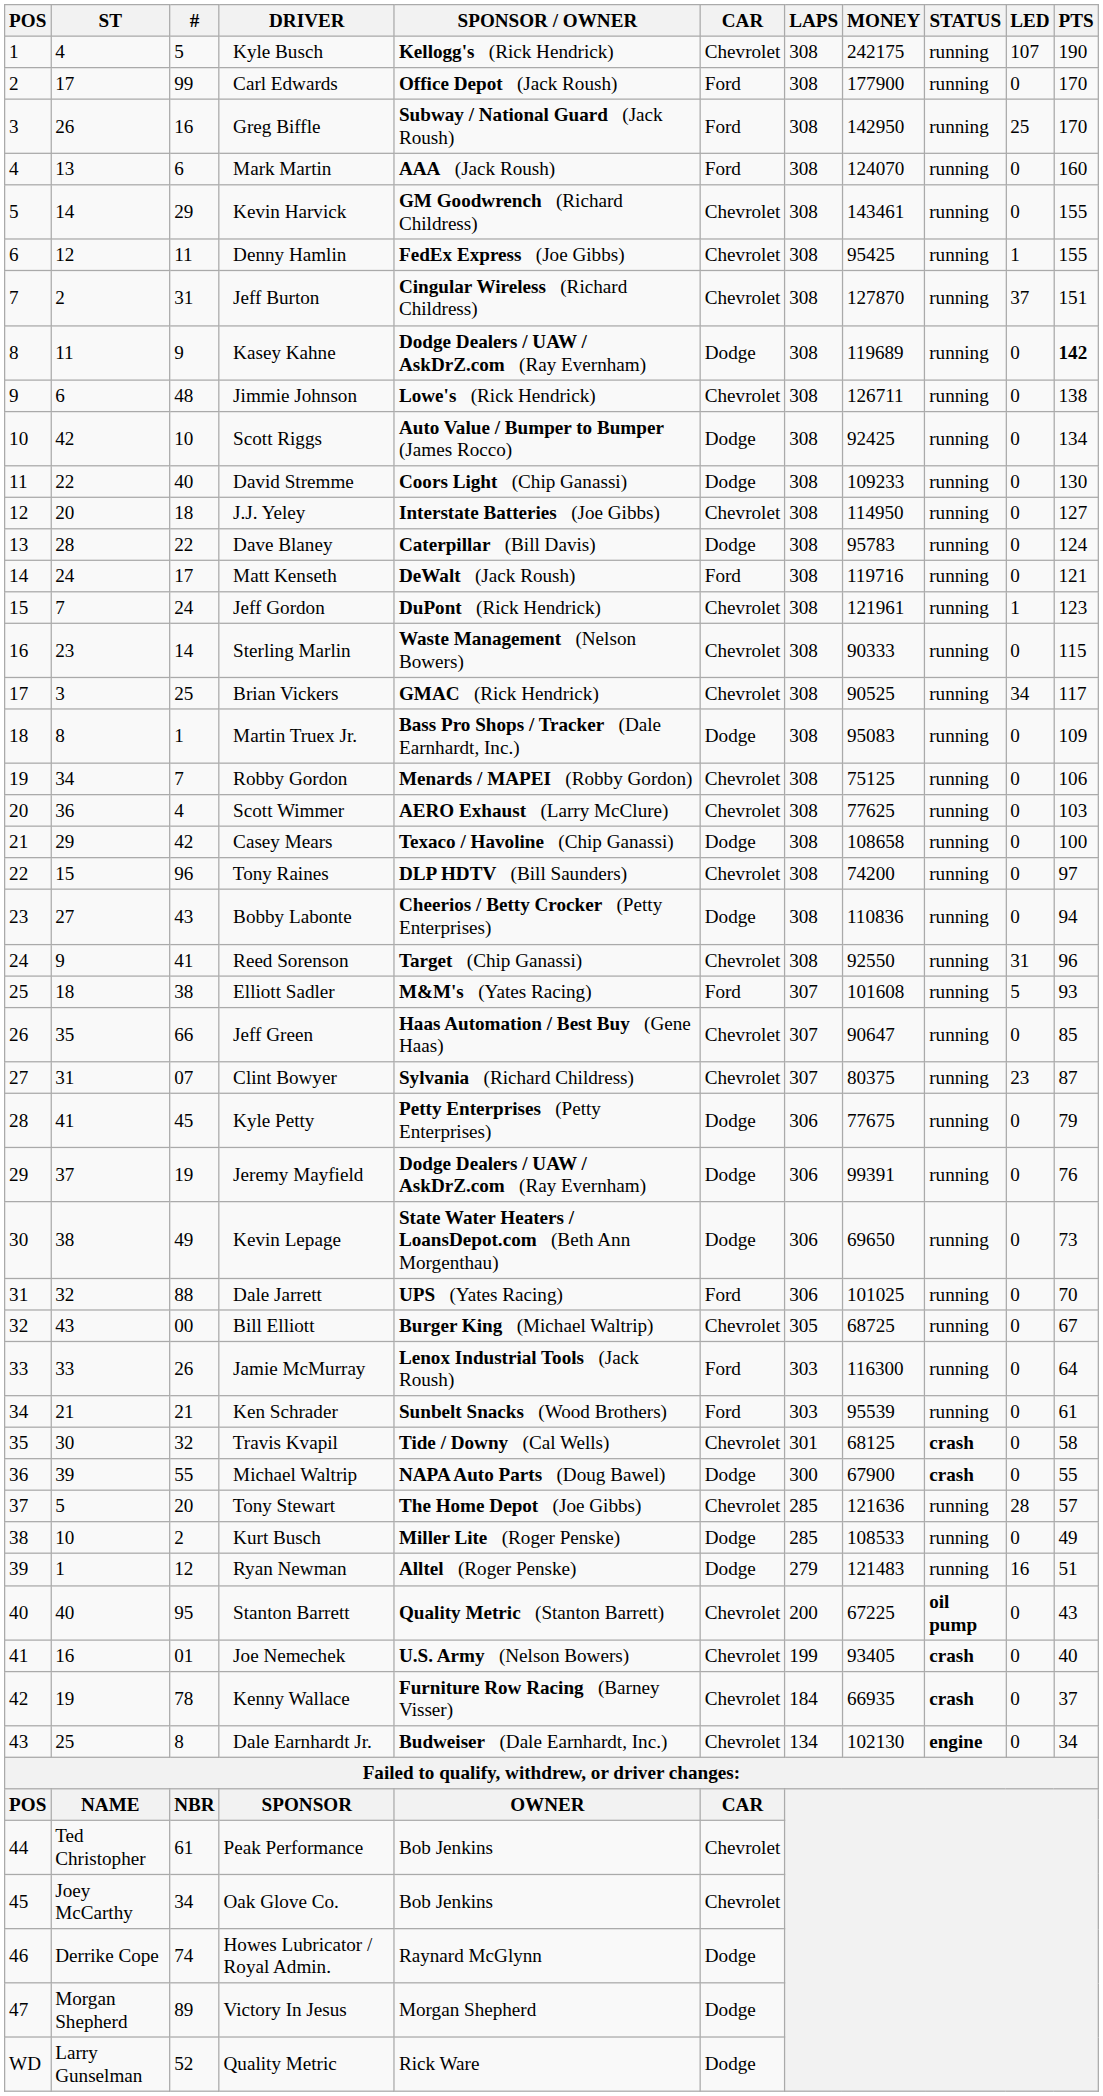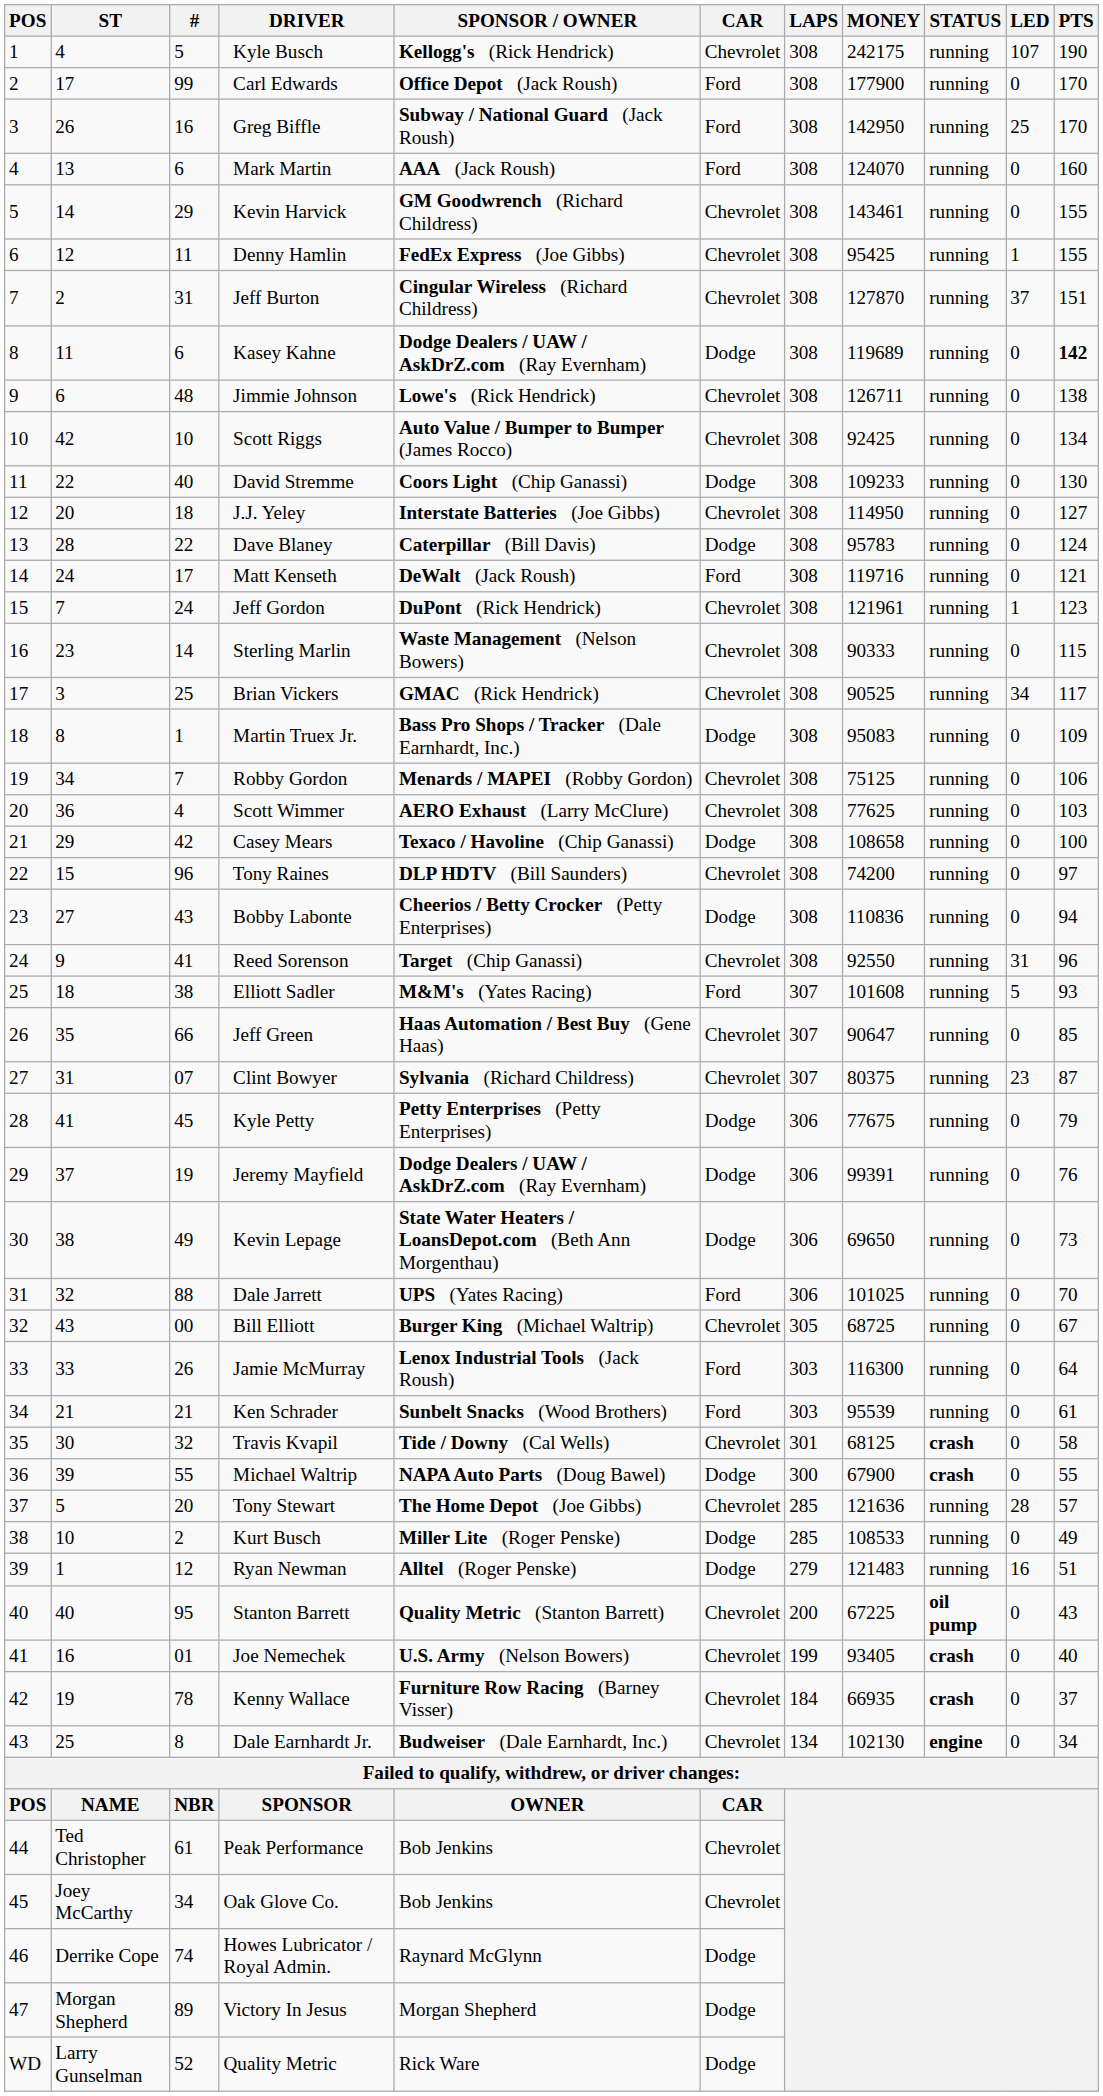(179, 352) 9 -> (179, 352) 6
(730, 438) Dodge -> (743, 438) Chevrolet
